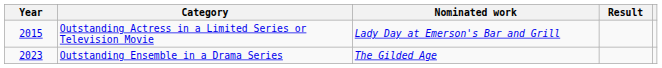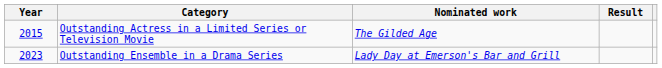(457, 34) Lady Day at Emerson's Bar and Grill -> (396, 34) The Gilded Age
(396, 55) The Gilded Age -> (457, 55) Lady Day at Emerson's Bar and Grill
